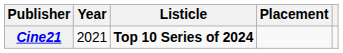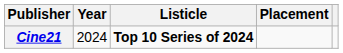(92, 37) 2021 -> (92, 37) 2024
